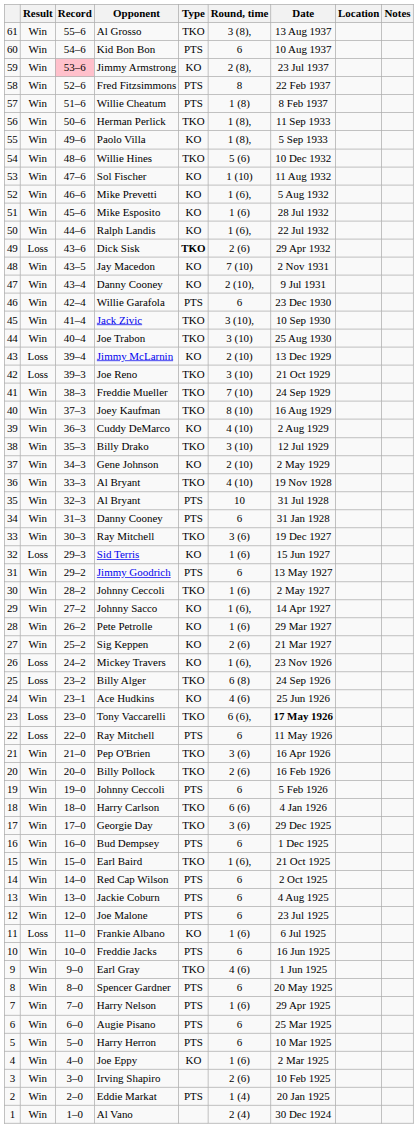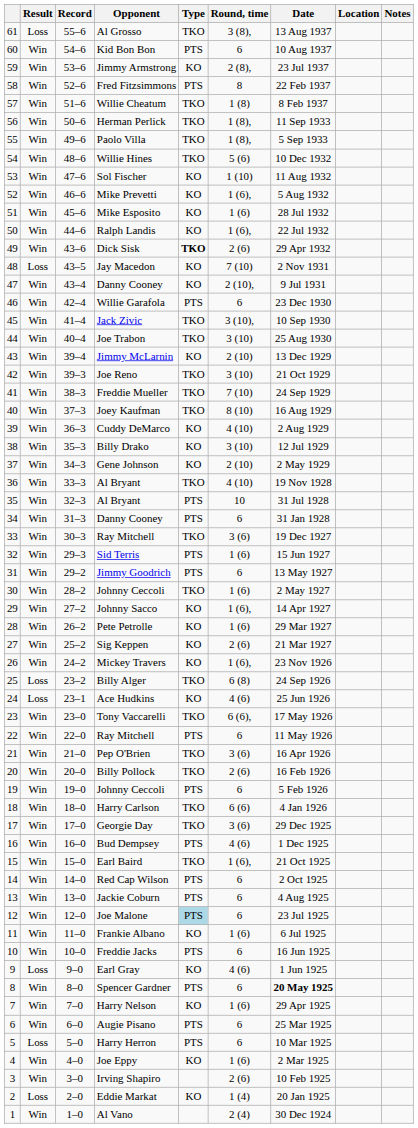(38, 31) Win -> (38, 31) Loss
(75, 67) pink background -> (75, 67) no background
(193, 103) PTS -> (193, 103) TKO
(193, 140) KO -> (193, 140) TKO
(38, 248) Loss -> (38, 248) Win
(38, 266) Win -> (38, 266) Loss
(38, 356) Loss -> (38, 356) Win
(38, 374) Loss -> (38, 374) Win
(193, 446) TKO -> (193, 446) KO
(38, 555) Loss -> (38, 555) Win
(193, 555) KO -> (193, 555) PTS
(38, 663) Loss -> (38, 663) Win
(38, 699) Win -> (38, 699) Loss
(38, 717) Loss -> (38, 717) Win
(303, 717) bold -> (303, 717) normal
(38, 735) Loss -> (38, 735) Win
(239, 843) 6 -> (240, 843) 4 (6)
(193, 915) no background -> (193, 915) lightblue background
(38, 934) Loss -> (38, 934) Win
(38, 970) Win -> (38, 970) Loss
(193, 970) TKO -> (193, 970) KO
(303, 988) normal -> (303, 988) bold
(193, 1006) PTS -> (193, 1006) KO
(38, 1042) Win -> (38, 1042) Loss
(38, 1096) Win -> (38, 1096) Loss
(193, 1096) PTS -> (193, 1096) KO
